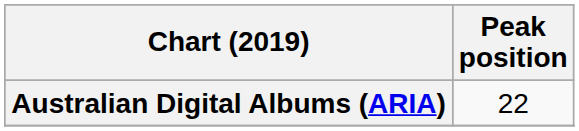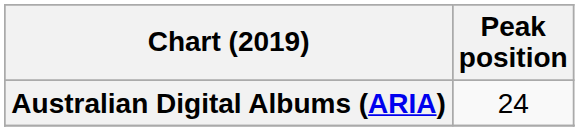(513, 102) 22 -> (513, 102) 24
